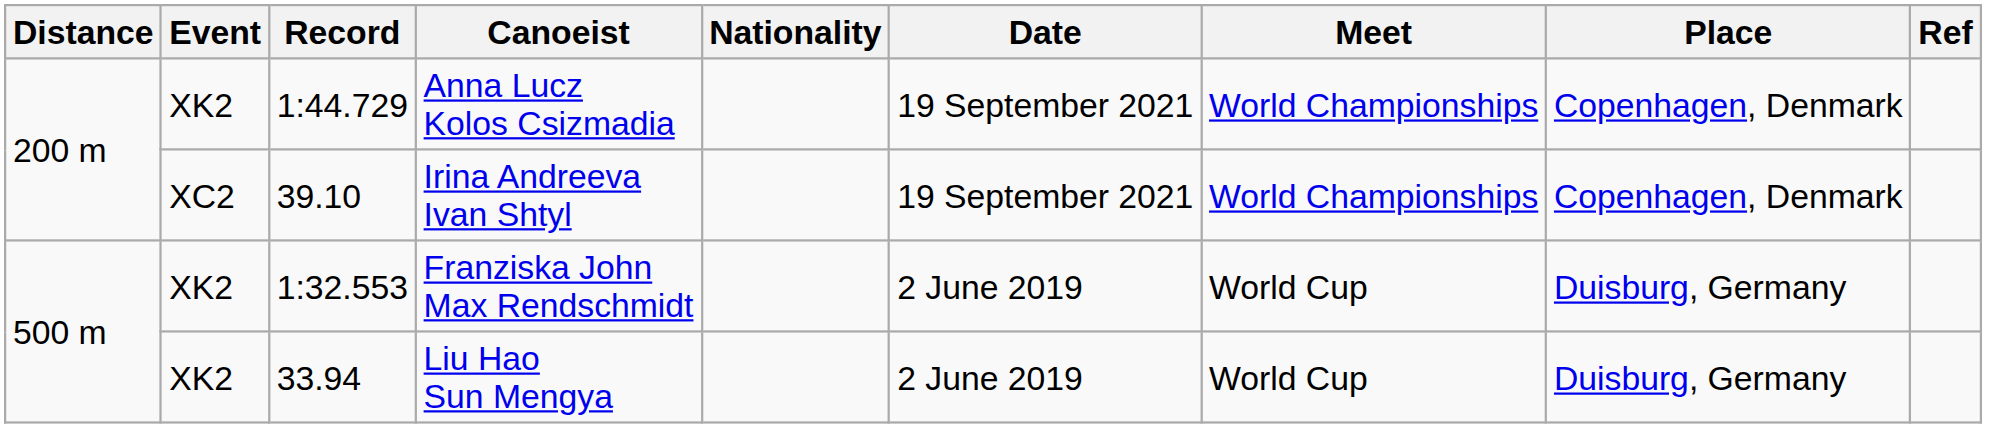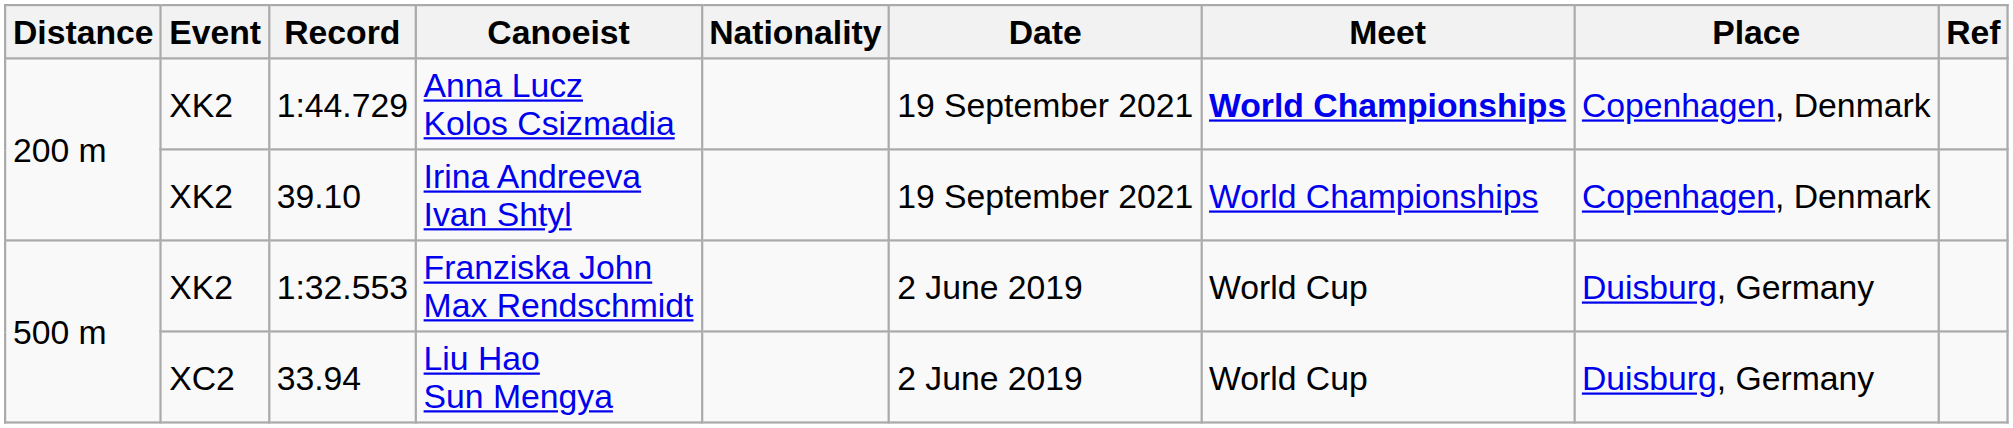(1374, 104) normal -> (1388, 104) bold
(202, 195) XC2 -> (201, 195) XK2
(201, 378) XK2 -> (202, 378) XC2
